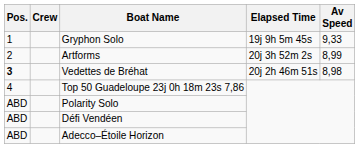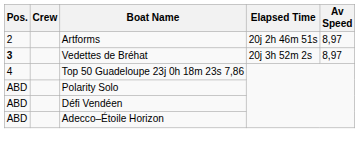- row: (93, 39)
(280, 55) 20j 3h 52m 2s -> (283, 39) 20j 2h 46m 51s
(332, 55) 8,99 -> (332, 39) 8,97
(283, 71) 20j 2h 46m 51s -> (280, 55) 20j 3h 52m 2s
(332, 71) 8,98 -> (332, 55) 8,97
